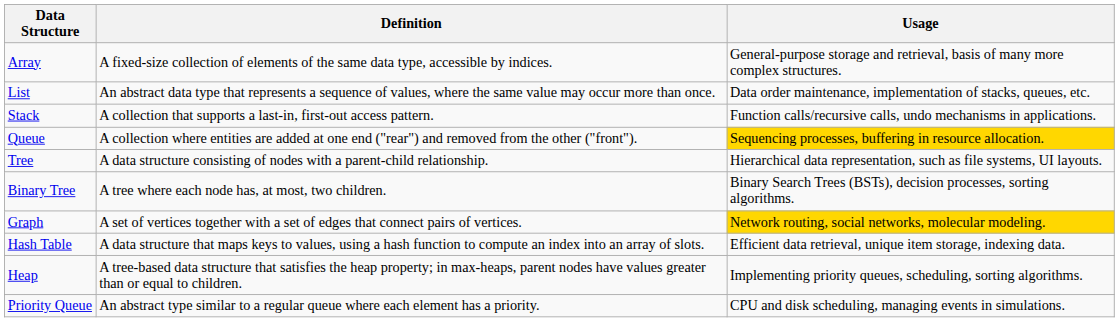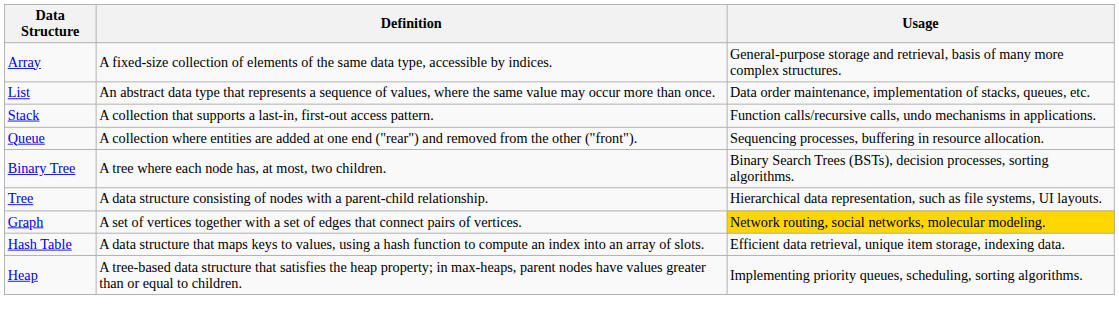(887, 138) gold background -> (887, 138) no background
rows swapped: (21, 160) <-> (42, 191)
- row: (50, 305)
